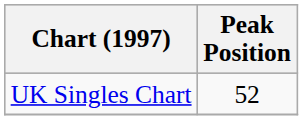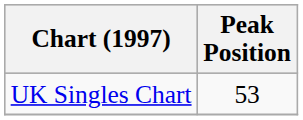(247, 93) 52 -> (247, 93) 53
